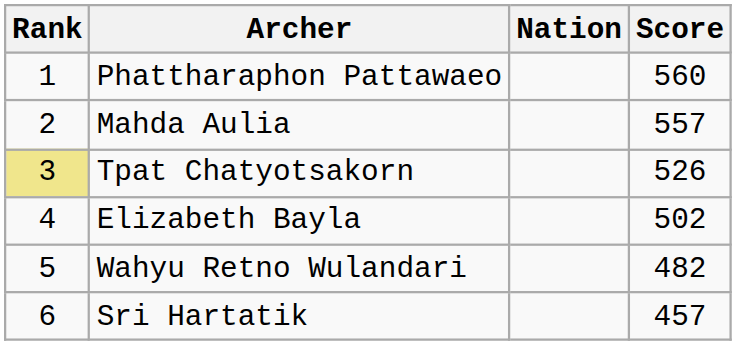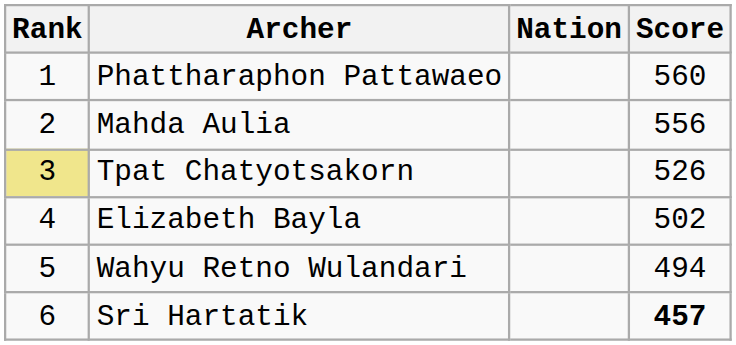(680, 125) 557 -> (680, 125) 556
(680, 268) 482 -> (680, 268) 494
(680, 316) normal -> (680, 316) bold
